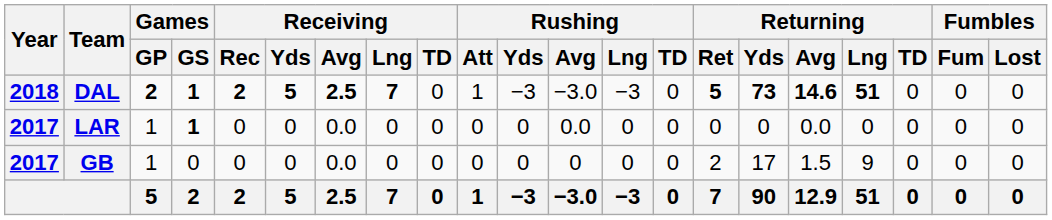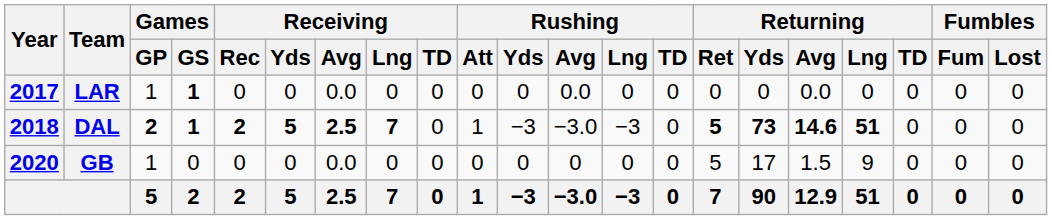rows swapped: (97, 127) <-> (97, 92)
(34, 162) 2017 -> (34, 162) 2020
(716, 162) 2 -> (716, 162) 5
